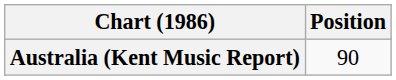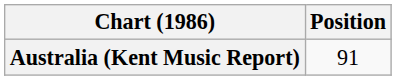(348, 57) 90 -> (348, 57) 91
